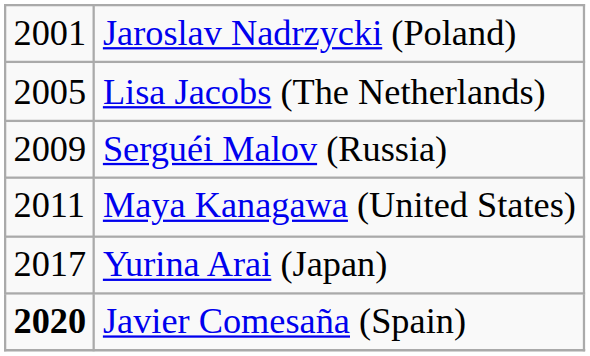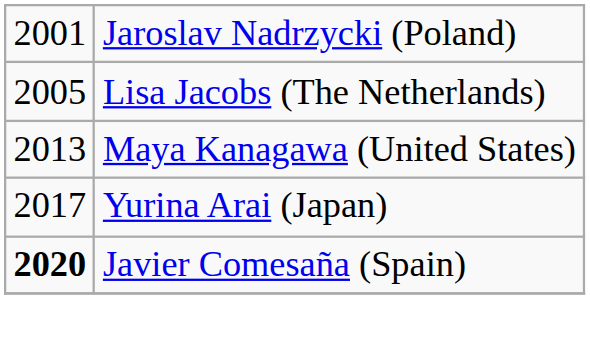- row: (275, 148)
(49, 206) 2011 -> (50, 148) 2013
